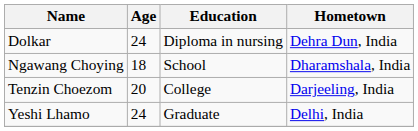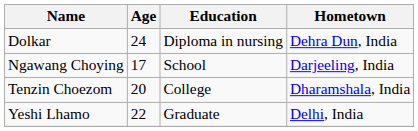(138, 65) 18 -> (138, 65) 17
(350, 65) Dharamshala, India -> (342, 65) Darjeeling, India
(342, 89) Darjeeling, India -> (350, 89) Dharamshala, India
(138, 114) 24 -> (138, 114) 22
